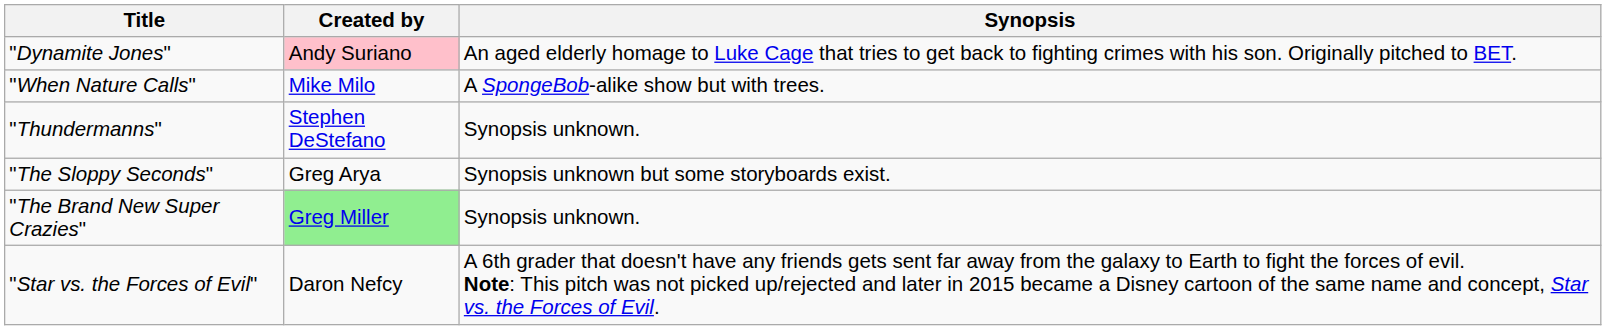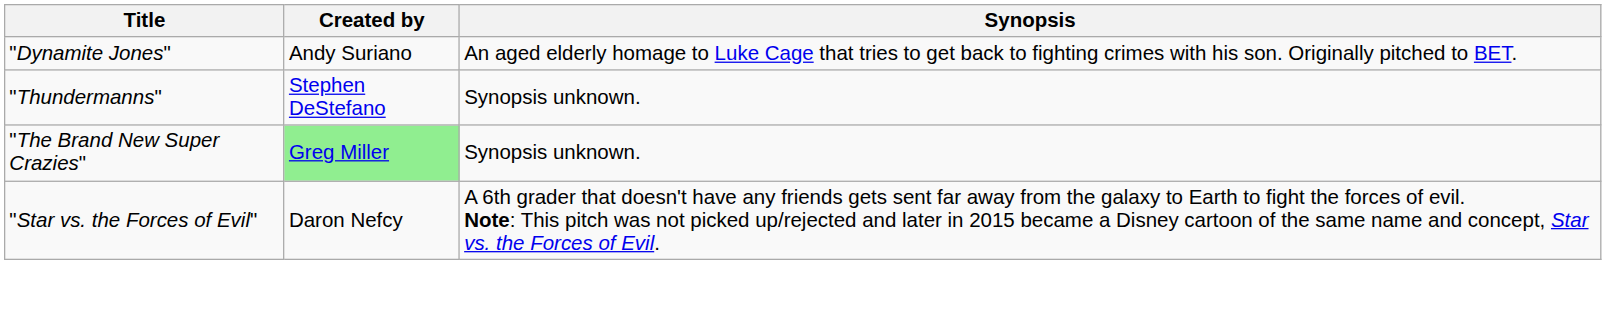(350, 53) pink background -> (350, 53) no background
- row: (103, 85)
- row: (111, 173)
